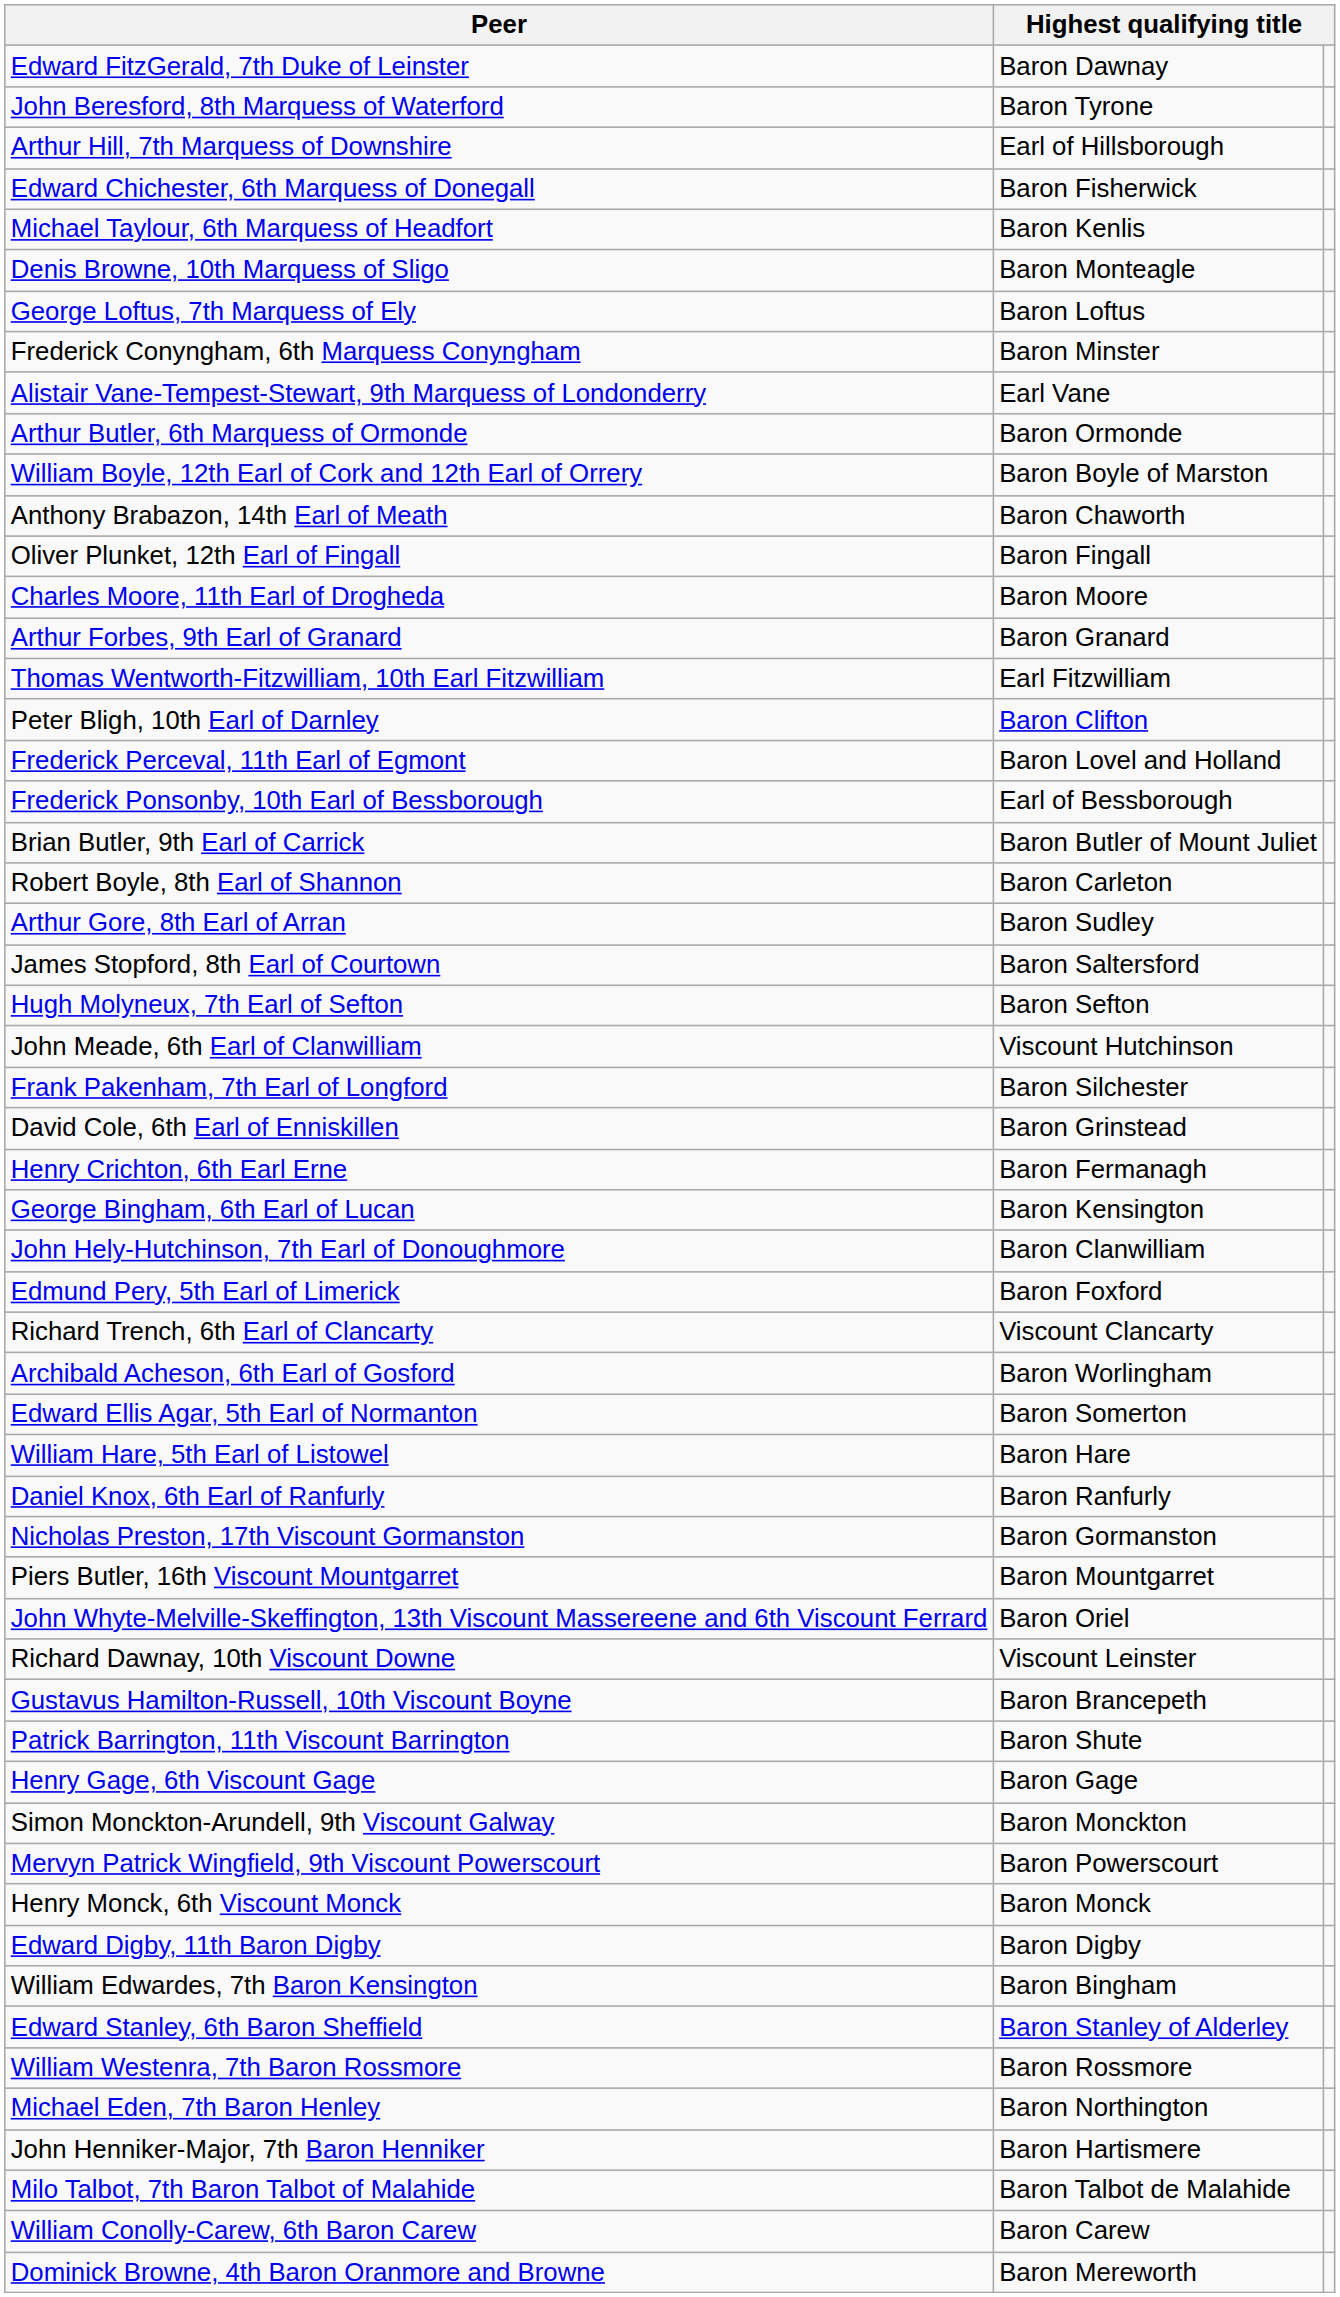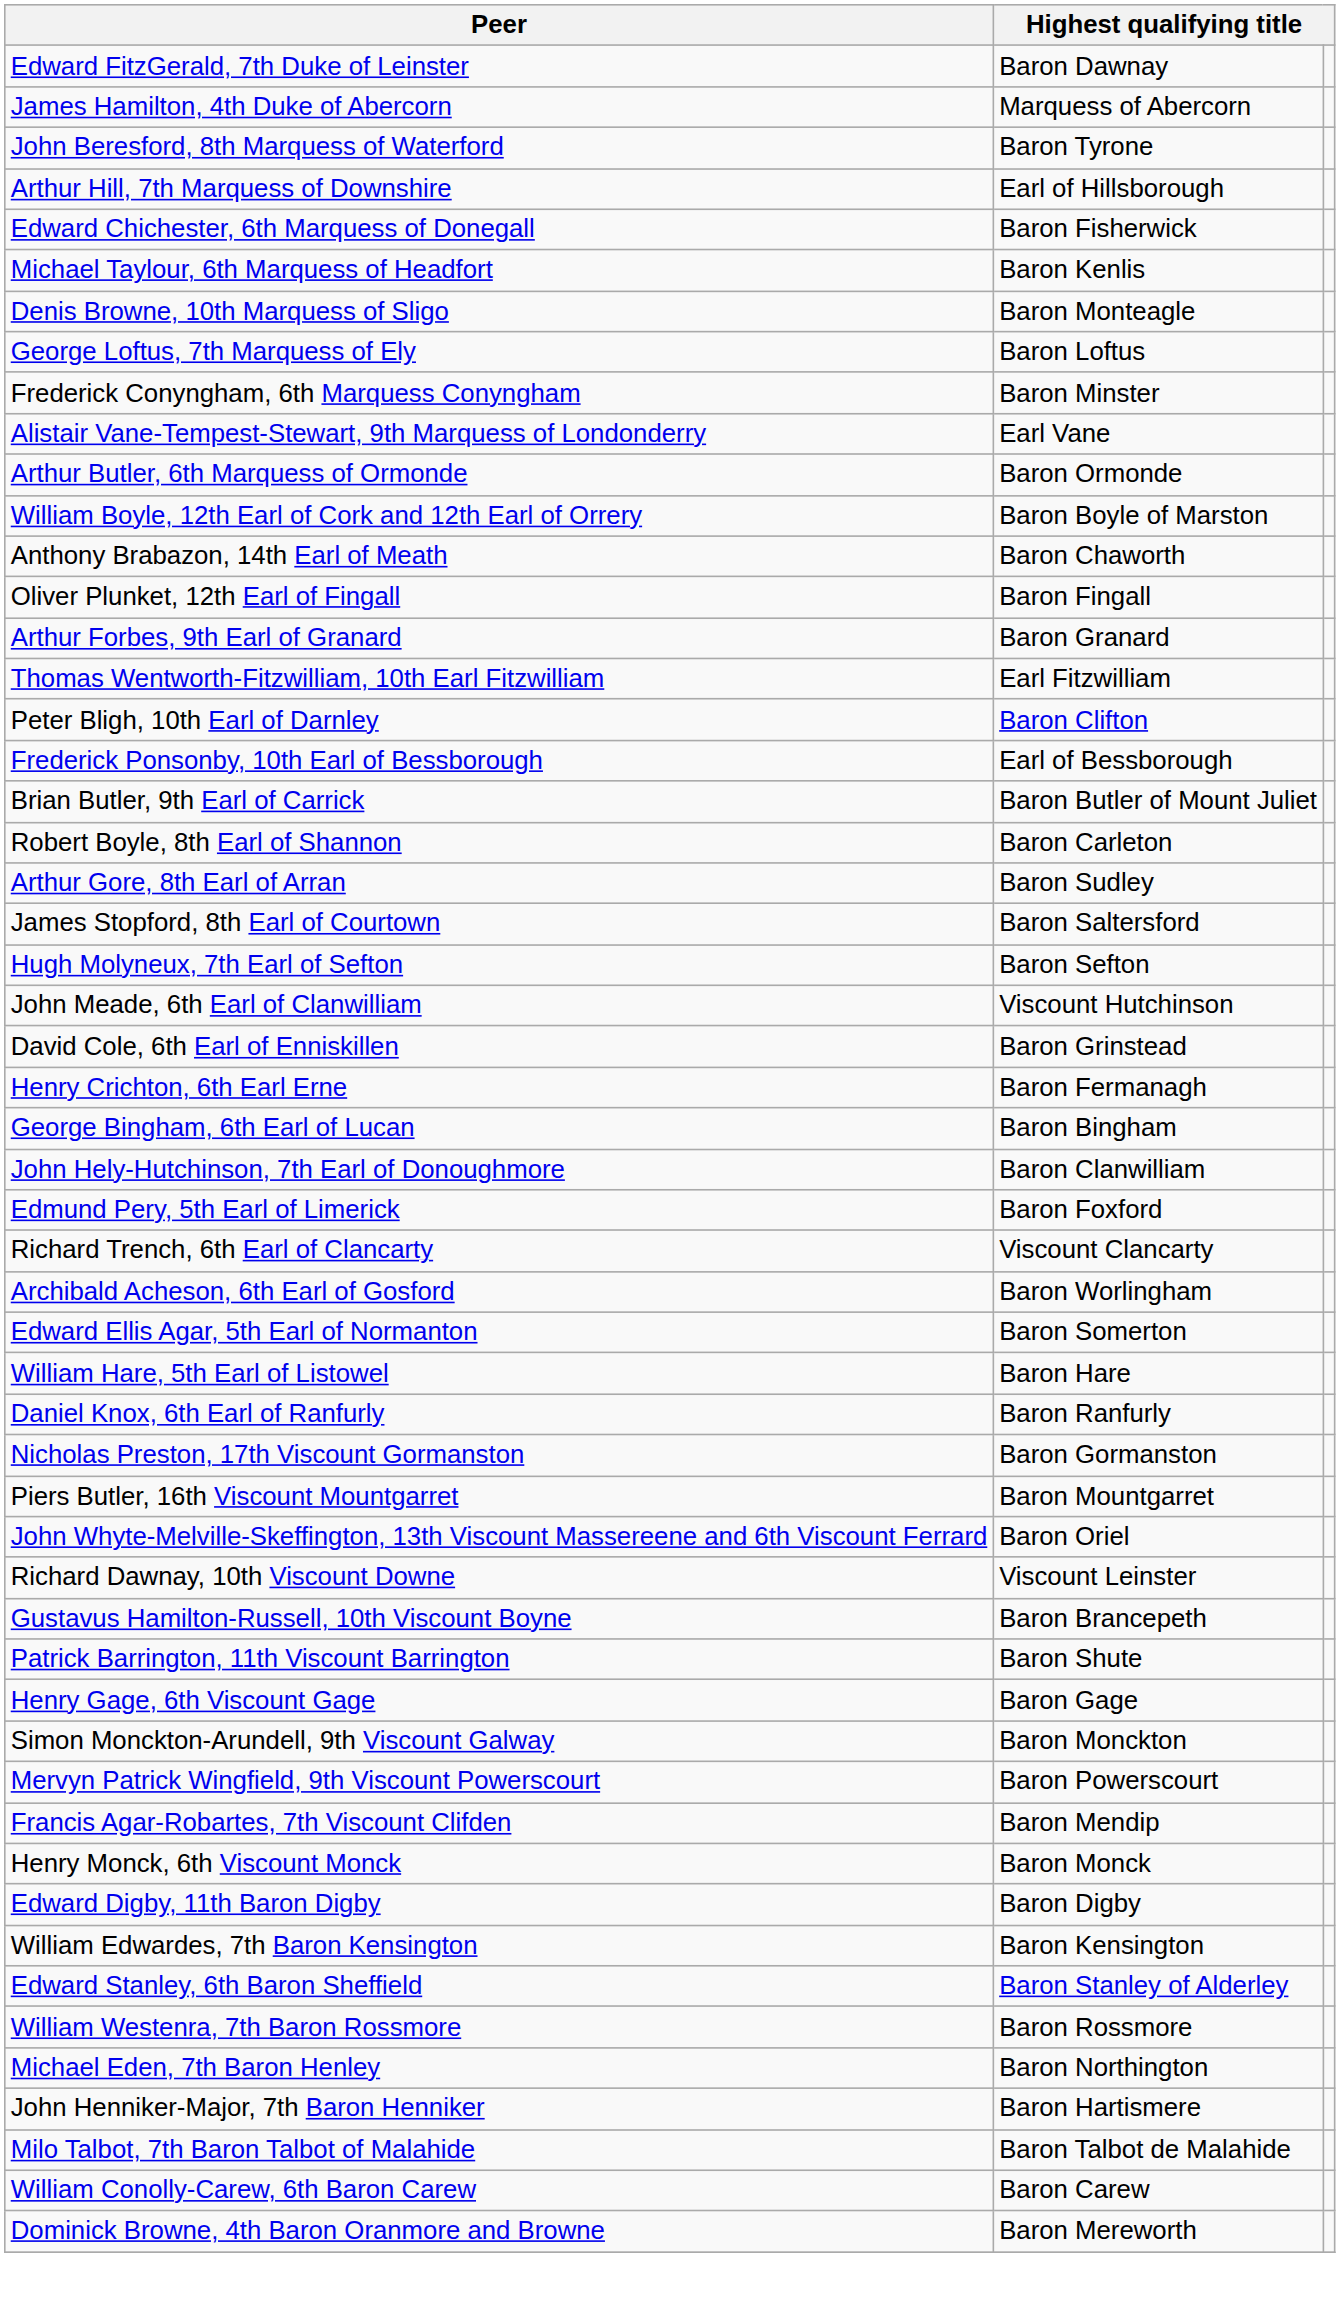+ row: (231, 106)
- row: (227, 596)
- row: (238, 760)
- row: (229, 1087)
(1102, 1209) Baron Kensington -> (1088, 1127) Baron Bingham
+ row: (261, 1822)
(1088, 1985) Baron Bingham -> (1102, 1945) Baron Kensington
